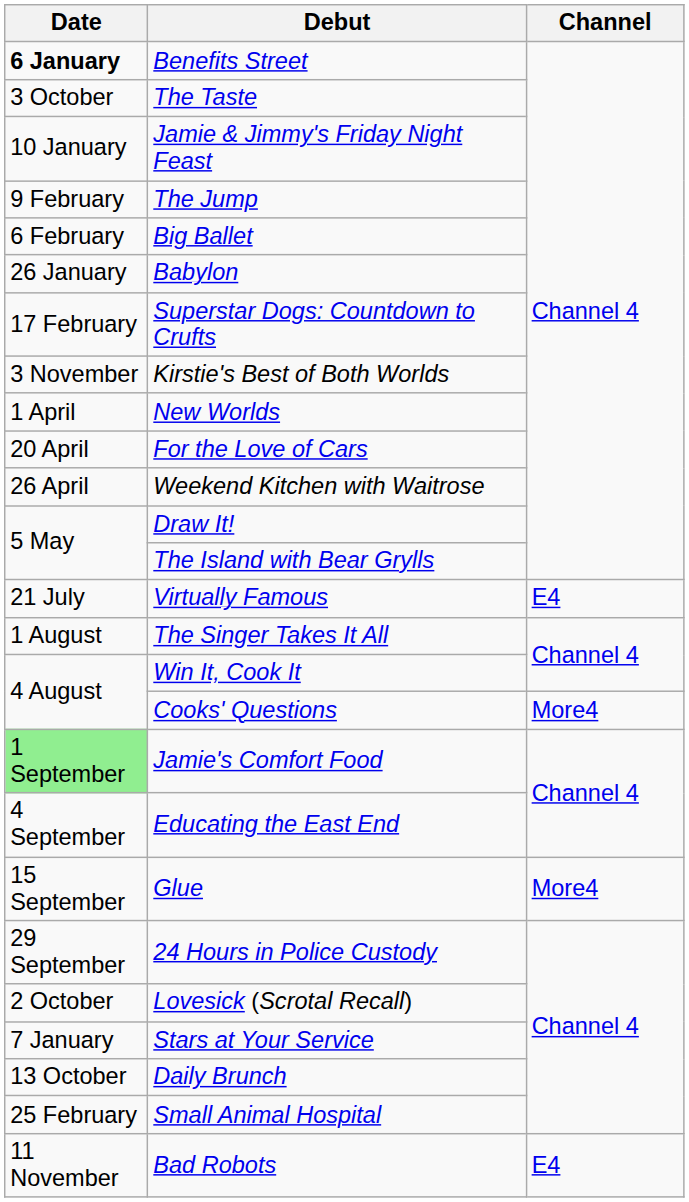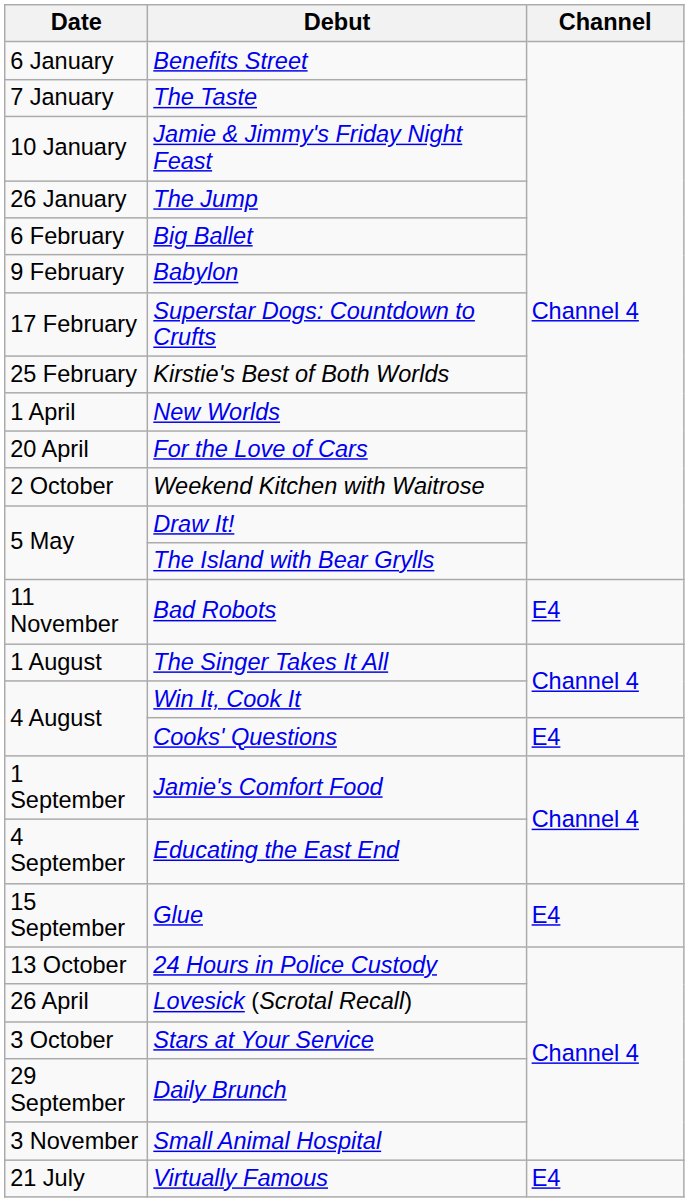(65, 60) bold -> (62, 60) normal
(62, 97) 3 October -> (62, 97) 7 January
(67, 198) 9 February -> (68, 198) 26 January
(68, 273) 26 January -> (67, 273) 9 February
(74, 374) 3 November -> (74, 374) 25 February
(49, 486) 26 April -> (62, 486) 2 October
rows swapped: (241, 598) <-> (215, 1164)
(565, 710) More4 -> (546, 736) E4
(68, 760) lightgreen background -> (68, 787) no background
(565, 888) More4 -> (546, 914) E4
(68, 952) 29 September -> (68, 965) 13 October
(62, 1002) 2 October -> (49, 1002) 26 April
(62, 1039) 7 January -> (62, 1039) 3 October
(68, 1077) 13 October -> (68, 1090) 29 September
(74, 1114) 25 February -> (74, 1140) 3 November
